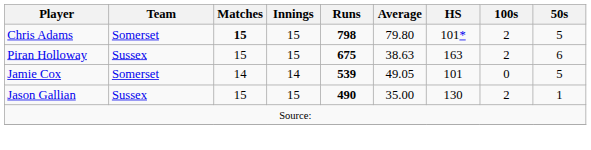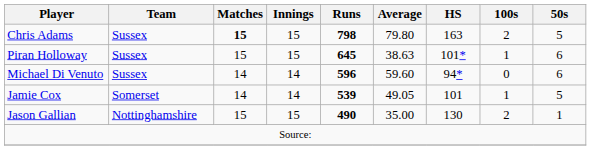(135, 34) Somerset -> (129, 34) Sussex
(453, 34) 101* -> (453, 34) 163
(347, 54) 675 -> (347, 54) 645
(453, 54) 163 -> (453, 54) 101*
(506, 54) 2 -> (506, 54) 1
+ row: (55, 74)
(506, 74) 0 -> (506, 94) 1
(129, 94) Sussex -> (154, 114) Nottinghamshire
